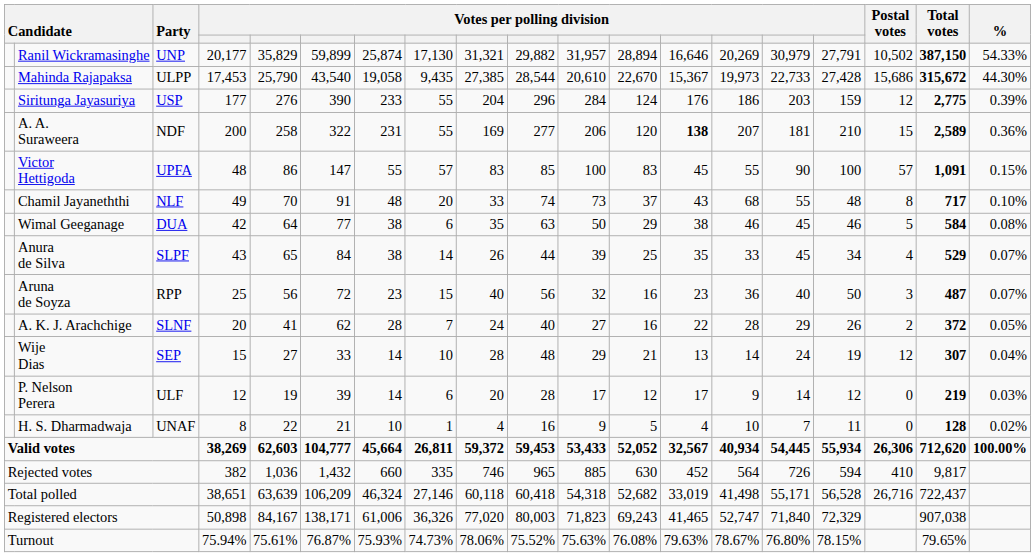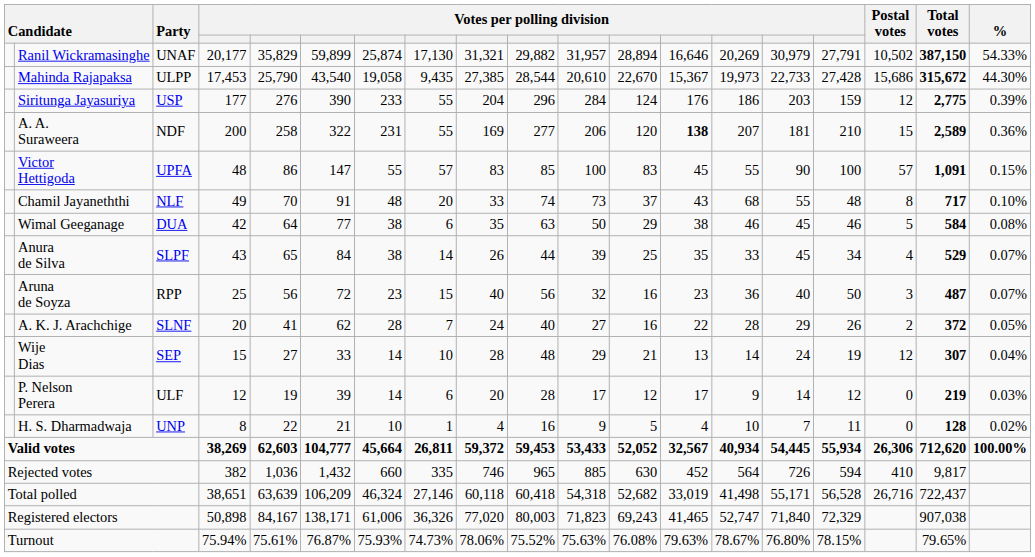(171, 54) UNP -> (176, 54) UNAF
(176, 426) UNAF -> (171, 426) UNP
